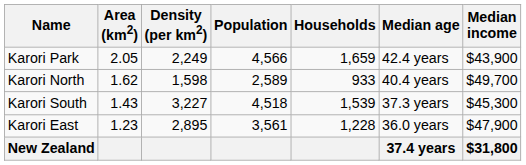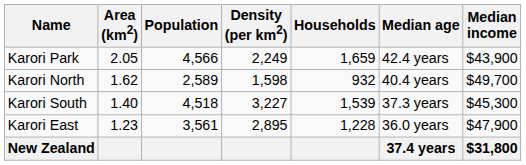columns swapped: (251, 25) <-> (176, 25)
(364, 80) 933 -> (364, 80) 932
(124, 103) 1.43 -> (124, 103) 1.40
